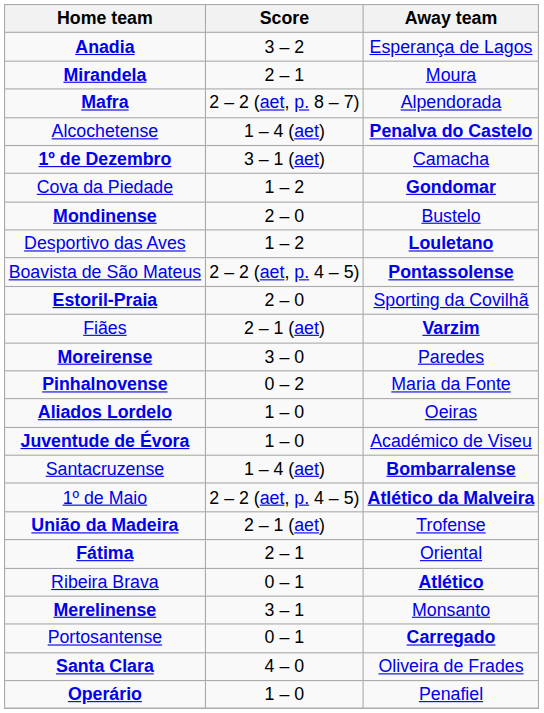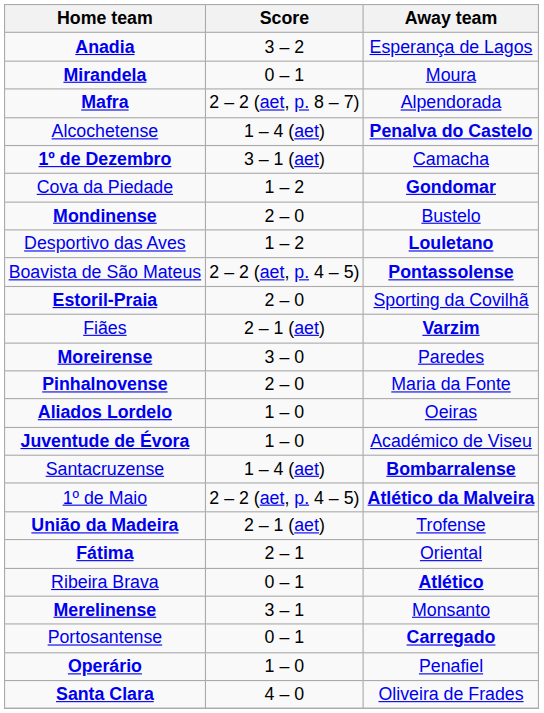(284, 74) 2 – 1 -> (284, 74) 0 – 1
(284, 384) 0 – 2 -> (284, 384) 2 – 0
rows swapped: (105, 694) <-> (105, 666)
